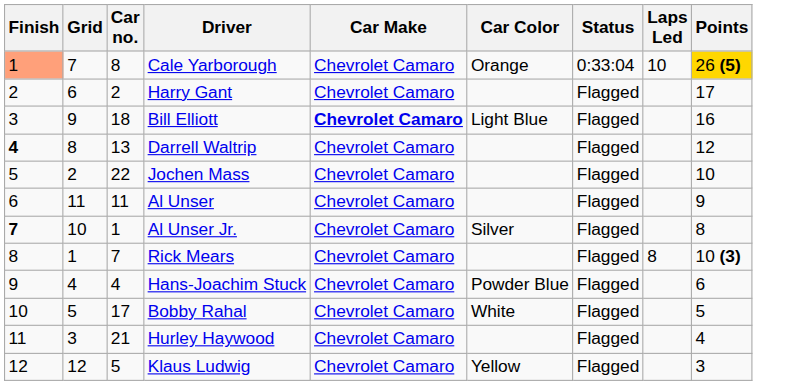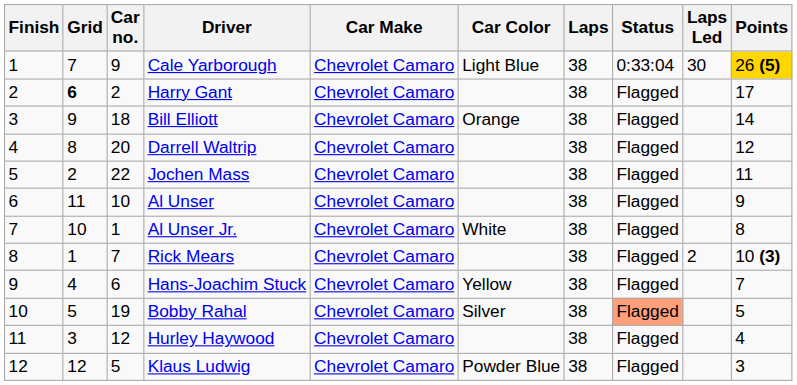+ column: (588, 27)
(13, 65) lightsalmon background -> (13, 65) no background
(116, 65) 8 -> (116, 65) 9
(520, 65) Orange -> (511, 65) Light Blue
(657, 65) 10 -> (697, 65) 30
(72, 92) normal -> (72, 92) bold
(388, 119) bold -> (384, 119) normal
(520, 120) Light Blue -> (511, 120) Orange
(705, 119) 16 -> (745, 119) 14
(13, 147) bold -> (13, 147) normal
(120, 147) 13 -> (120, 147) 20
(705, 174) 10 -> (744, 174) 11
(120, 202) 11 -> (120, 202) 10
(13, 229) bold -> (13, 229) normal
(520, 230) Silver -> (511, 230) White
(652, 256) 8 -> (692, 256) 2
(116, 284) 4 -> (116, 284) 6
(520, 284) Powder Blue -> (511, 284) Yellow
(700, 284) 6 -> (740, 284) 7
(120, 311) 17 -> (120, 311) 19
(520, 312) White -> (511, 312) Silver
(608, 311) no background -> (648, 311) lightsalmon background
(120, 339) 21 -> (120, 339) 12
(520, 367) Yellow -> (511, 367) Powder Blue
